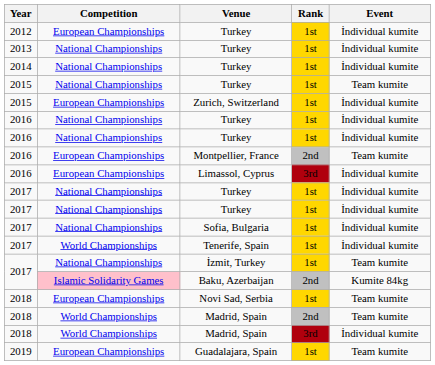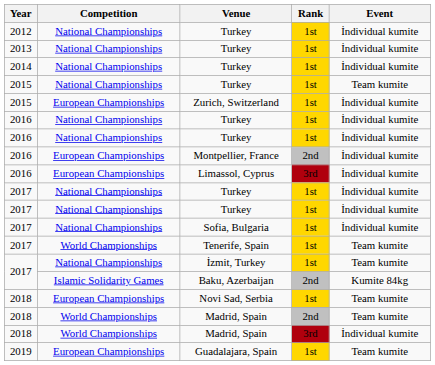(109, 31) European Championships -> (109, 31) National Championships
(380, 156) Team kumite -> (380, 156) İndividual kumite
(380, 245) İndividual kumite -> (380, 245) Team kumite
(109, 280) pink background -> (109, 280) no background
